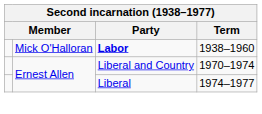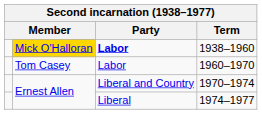(54, 48) no background -> (54, 48) gold background
+ row: (227, 65)
